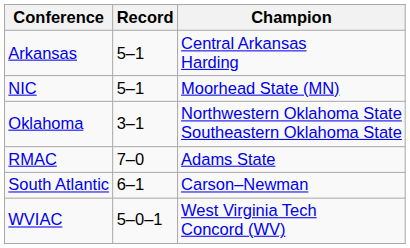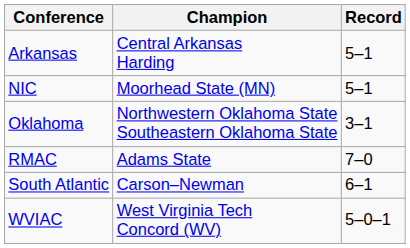columns swapped: (291, 17) <-> (145, 17)
